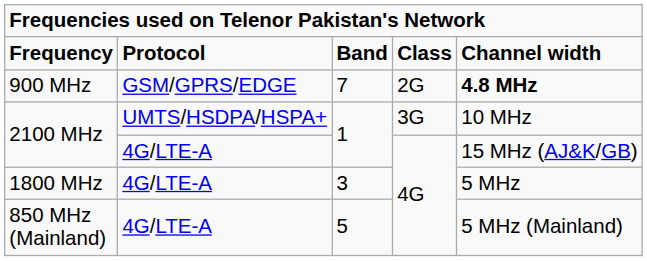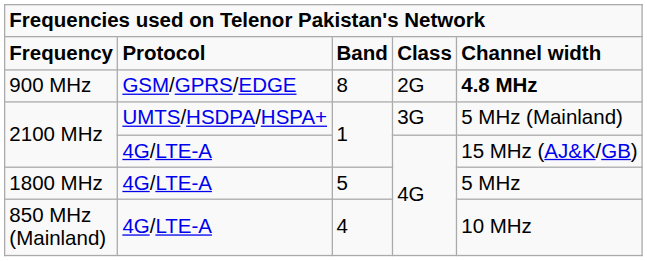(342, 85) 7 -> (342, 85) 8
(497, 118) 10 MHz -> (542, 118) 5 MHz (Mainland)
(342, 183) 3 -> (342, 183) 5
(342, 227) 5 -> (342, 227) 4
(542, 227) 5 MHz (Mainland) -> (497, 227) 10 MHz
